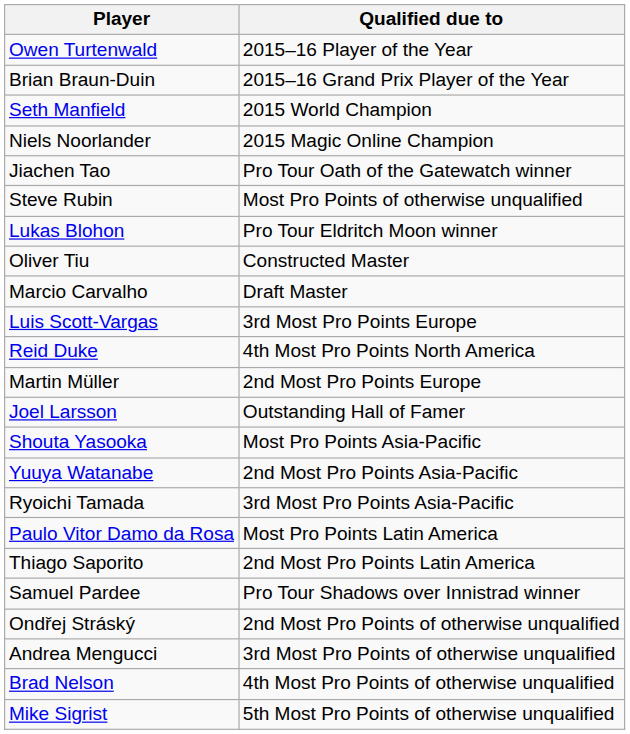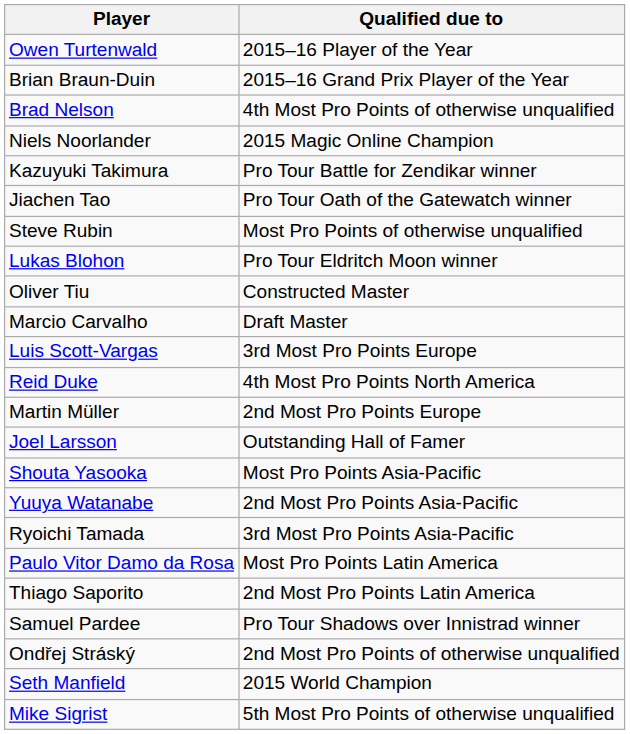rows swapped: (67, 110) <-> (61, 683)
+ row: (89, 170)
- row: (83, 653)
